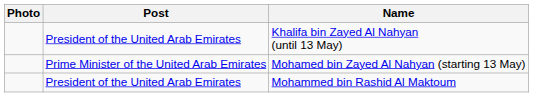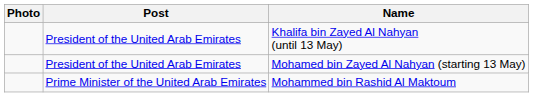(156, 63) Prime Minister of the United Arab Emirates -> (143, 63) President of the United Arab Emirates
(143, 82) President of the United Arab Emirates -> (156, 82) Prime Minister of the United Arab Emirates
